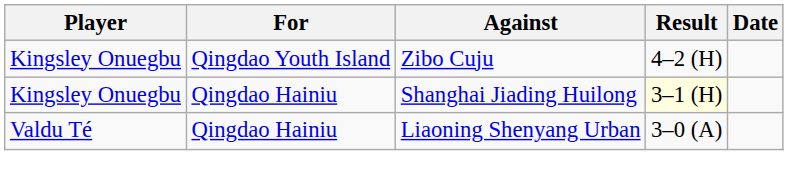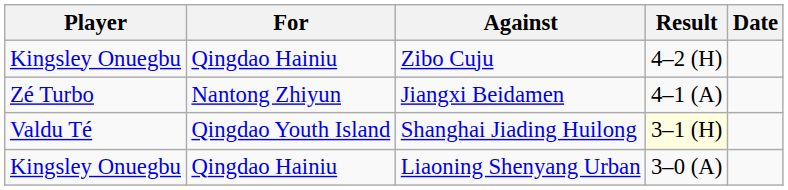(291, 58) Qingdao Youth Island -> (264, 58) Qingdao Hainiu
+ row: (482, 94)
(95, 94) Kingsley Onuegbu -> (51, 130) Valdu Té
(264, 94) Qingdao Hainiu -> (291, 130) Qingdao Youth Island
(51, 130) Valdu Té -> (95, 166) Kingsley Onuegbu
